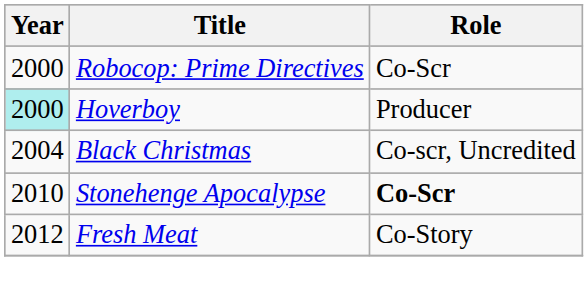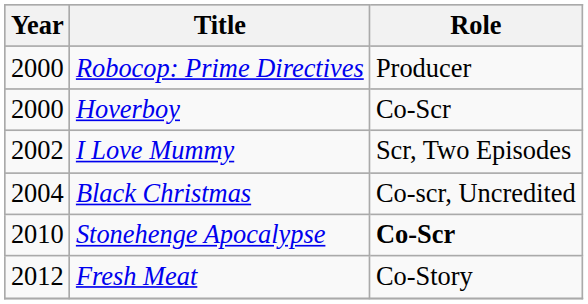(413, 67) Co-Scr -> (424, 67) Producer
(37, 109) paleturquoise background -> (37, 109) no background
(424, 109) Producer -> (413, 109) Co-Scr
+ row: (155, 151)
